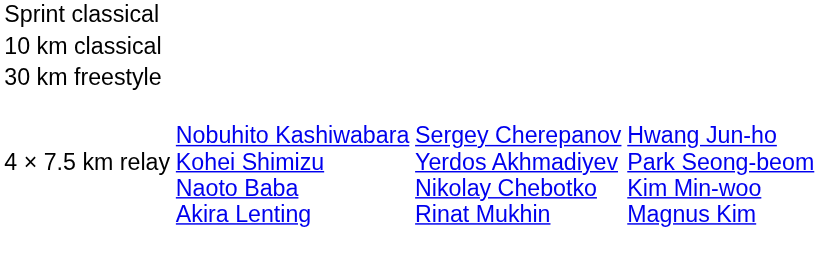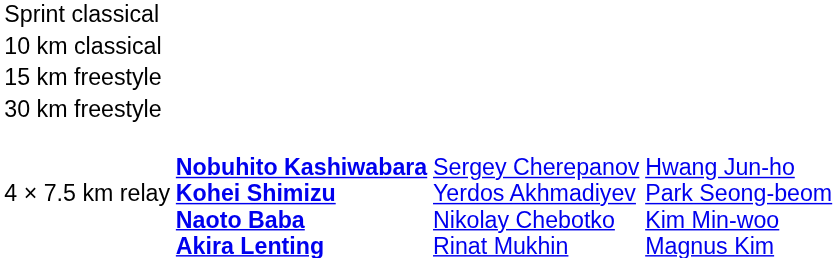+ row: (83, 77)
(293, 175) normal -> (302, 207) bold
